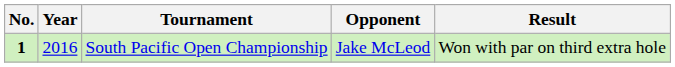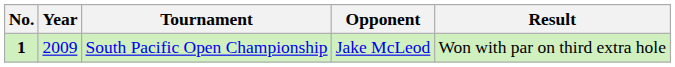(60, 47) 2016 -> (60, 47) 2009
